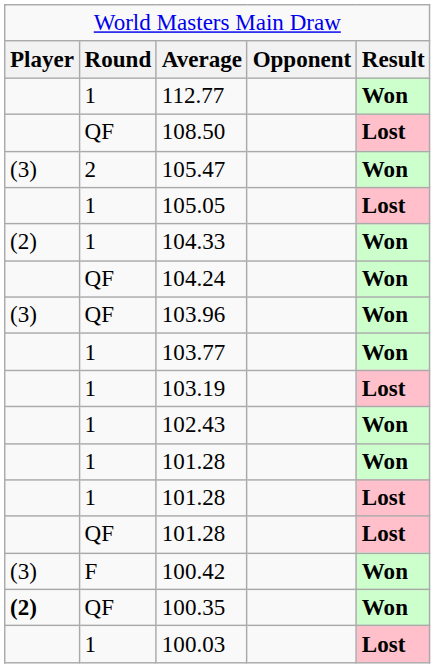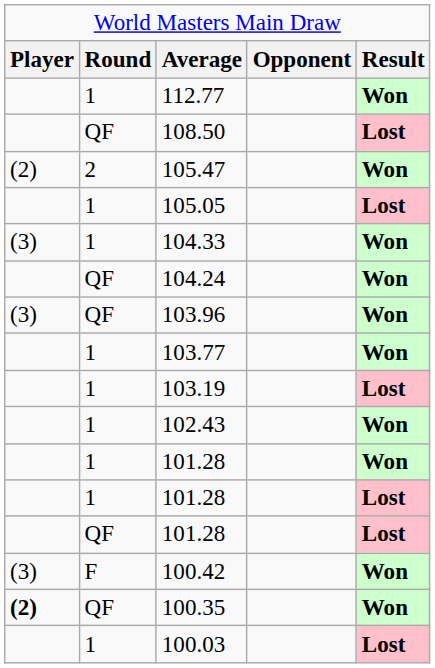(23, 168) (3) -> (23, 168) (2)
(23, 242) (2) -> (23, 242) (3)
